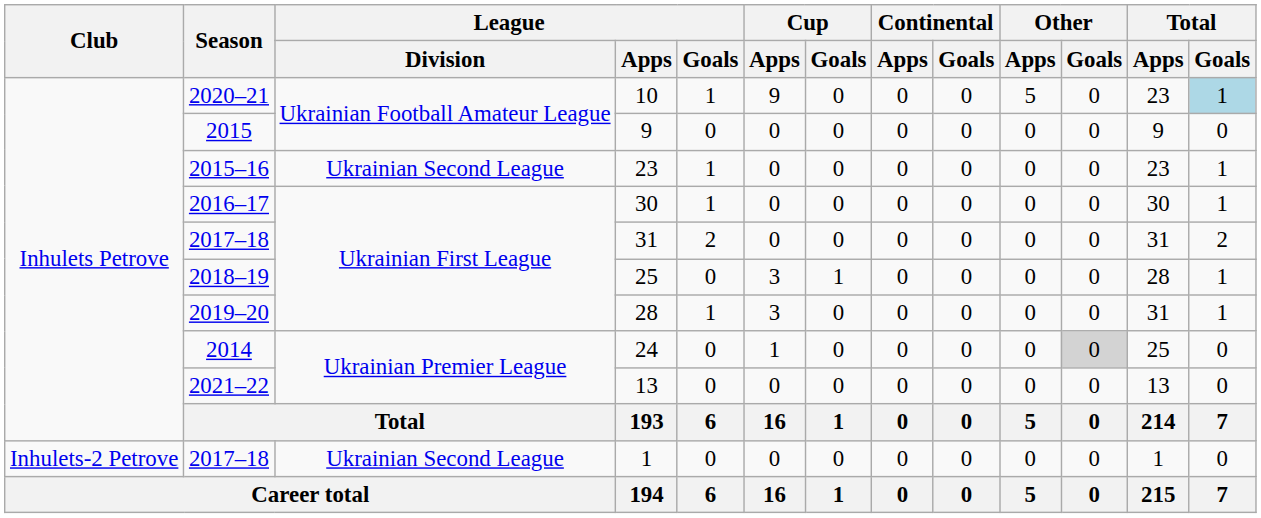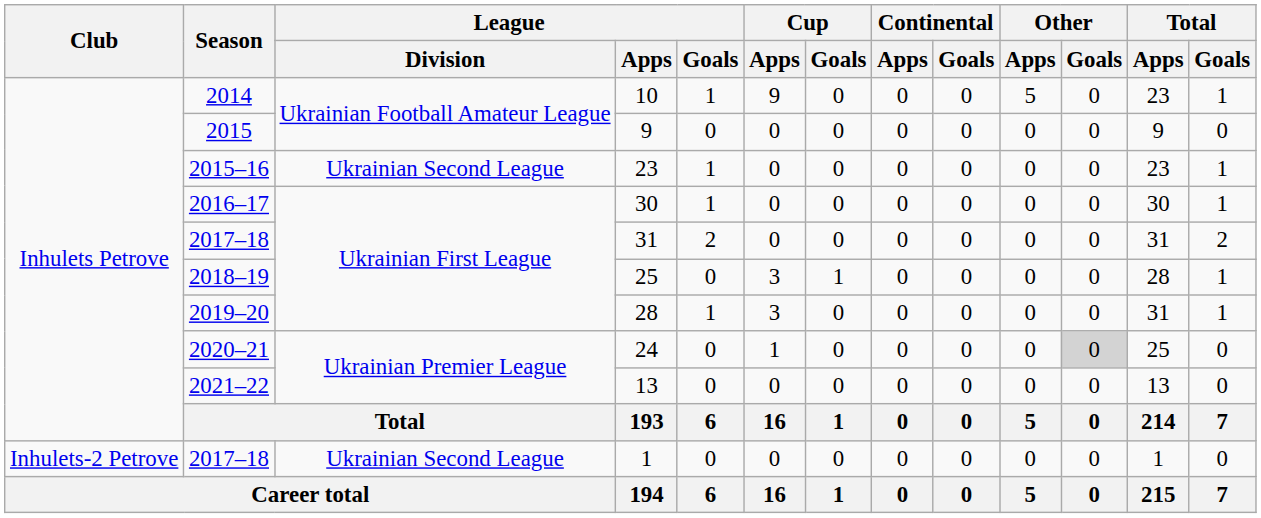(229, 95) 2020–21 -> (229, 95) 2014
(1222, 95) lightblue background -> (1222, 95) no background
(229, 349) 2014 -> (229, 349) 2020–21
